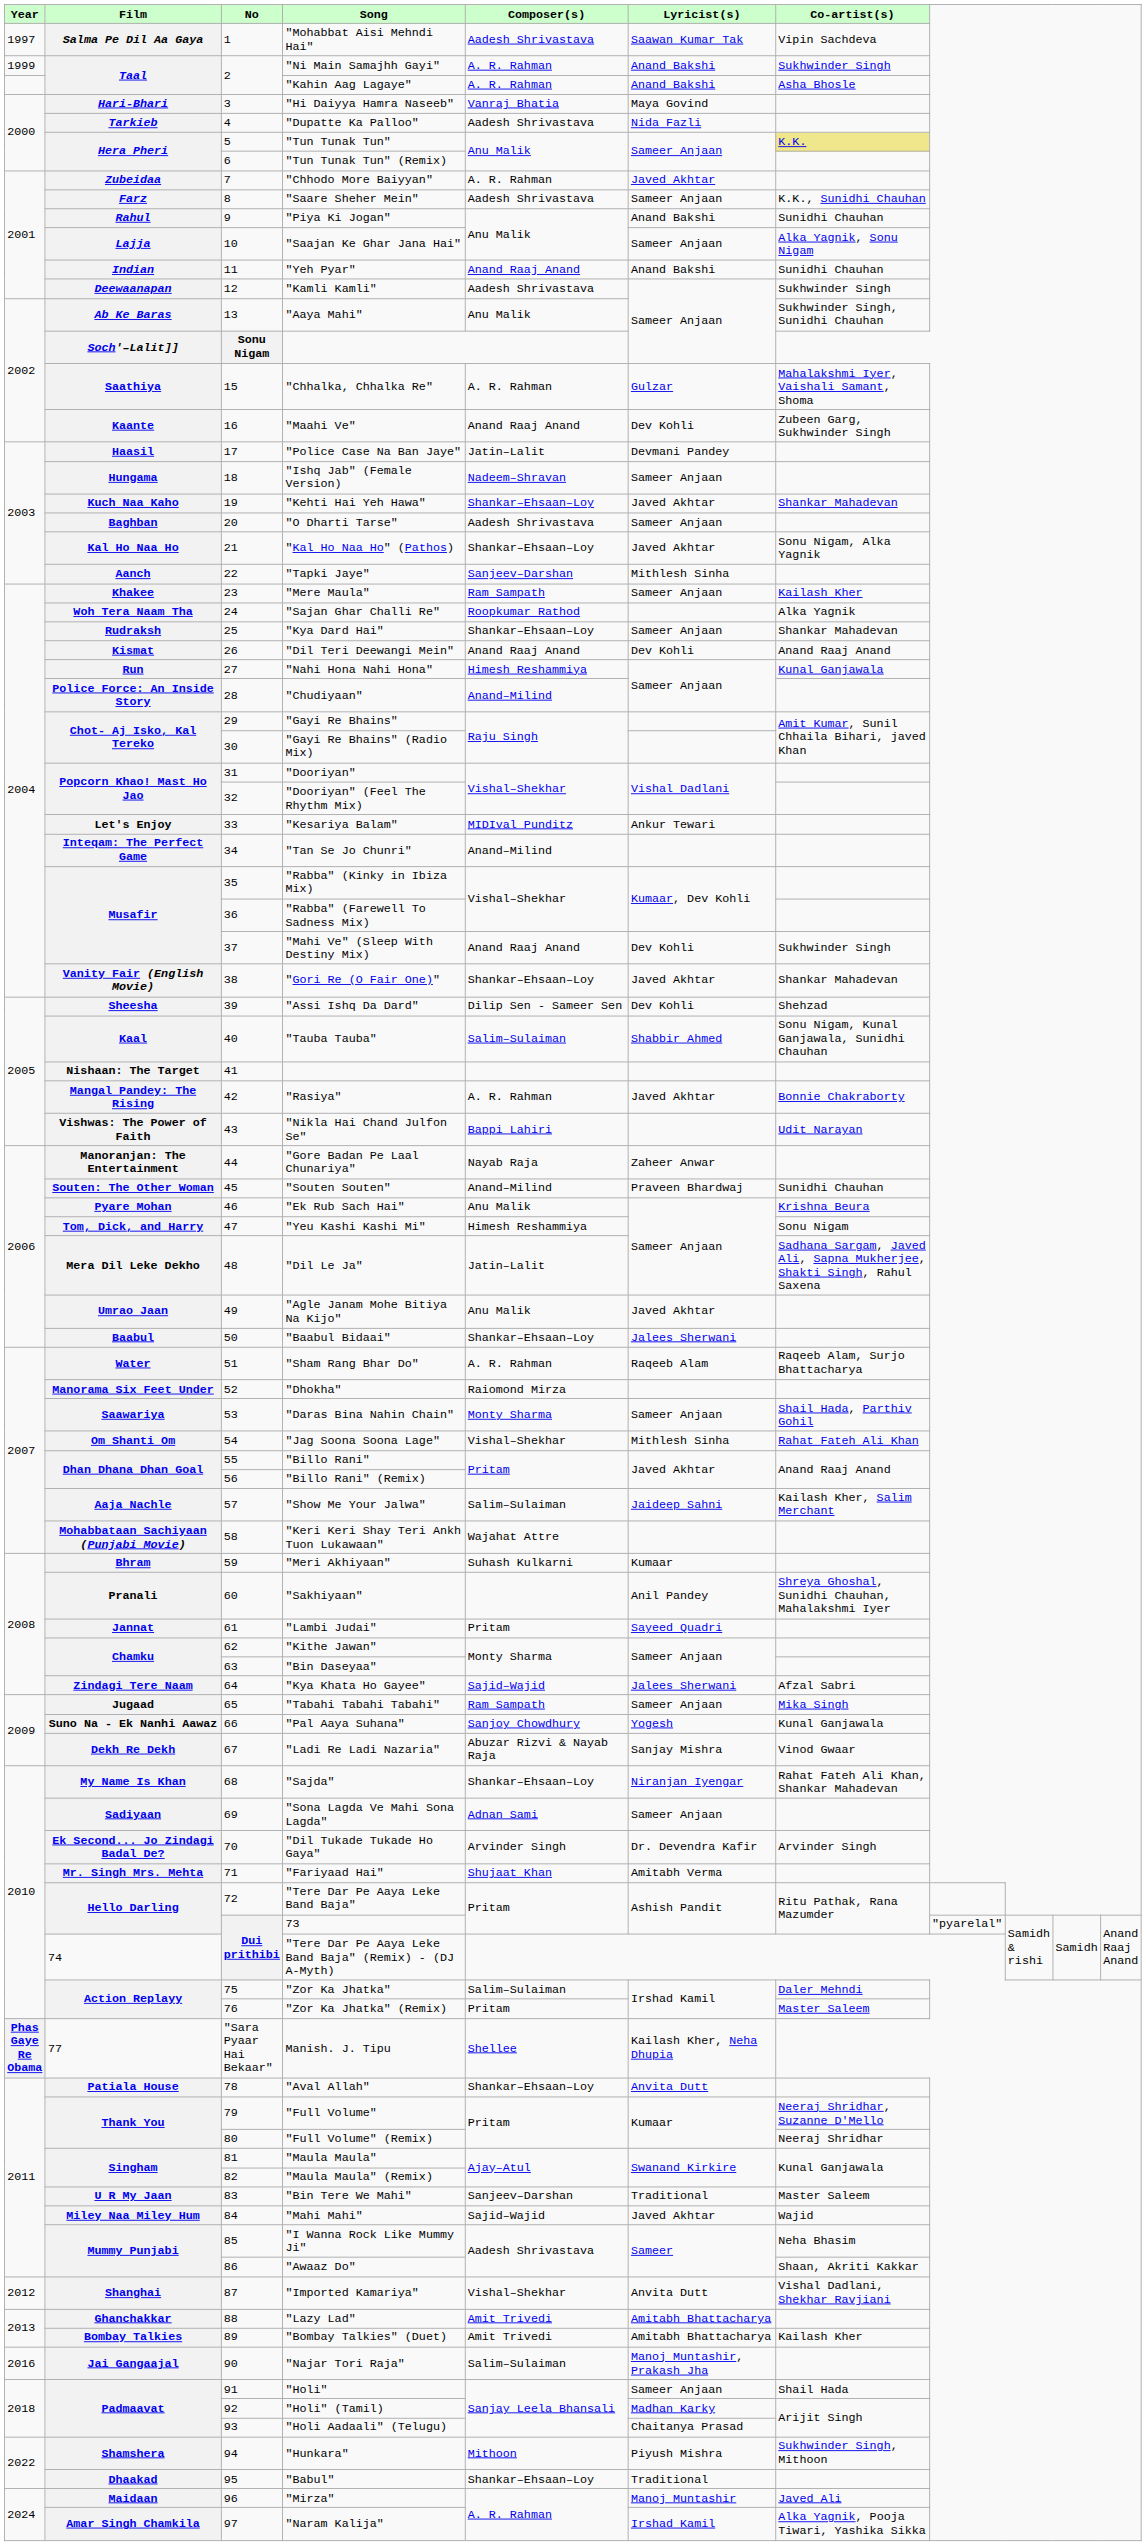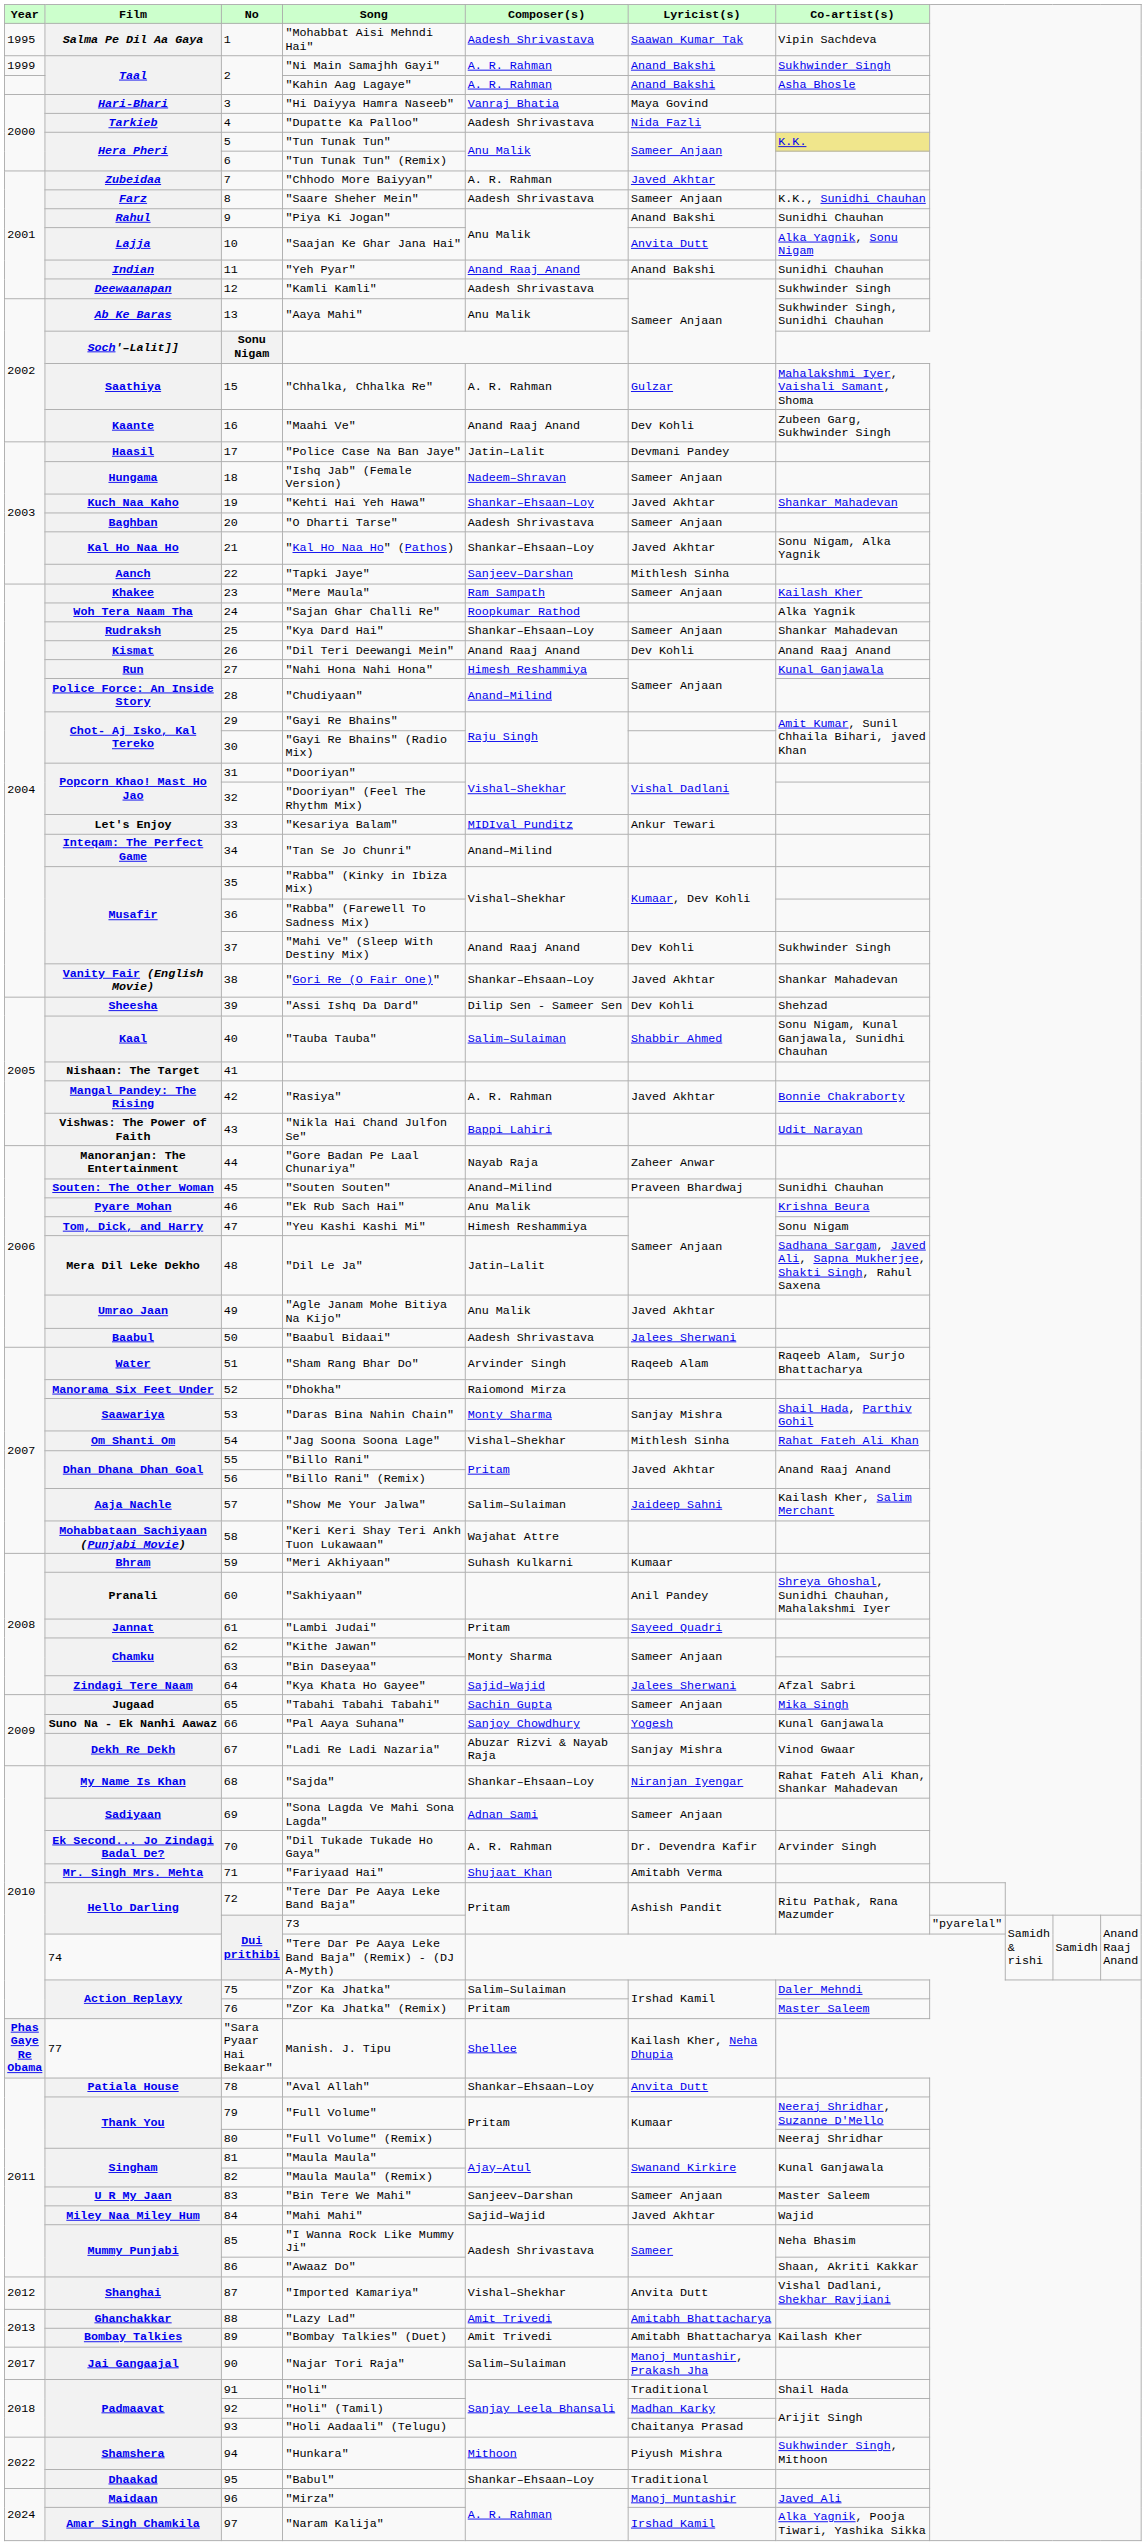(21, 40) 1997 -> (21, 40) 1995
(677, 244) Sameer Anjaan -> (670, 244) Anvita Dutt
(531, 1337) Shankar–Ehsaan–Loy -> (531, 1337) Aadesh Shrivastava
(510, 1363) A. R. Rahman -> (517, 1363) Arvinder Singh
(677, 1415) Sameer Anjaan -> (677, 1415) Sanjay Mishra
(506, 1705) Ram Sampath -> (510, 1705) Sachin Gupta
(517, 1847) Arvinder Singh -> (510, 1847) A. R. Rahman
(670, 2196) Traditional -> (677, 2196) Sameer Anjaan
(21, 2363) 2016 -> (21, 2363) 2017
(677, 2389) Sameer Anjaan -> (670, 2389) Traditional
